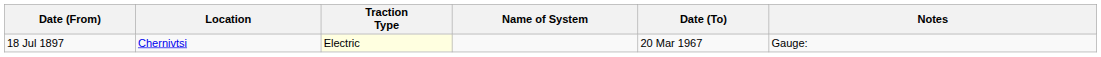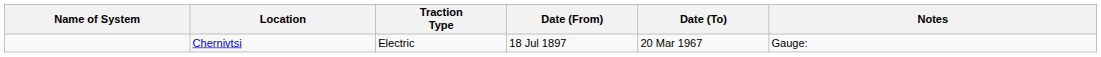columns swapped: (545, 19) <-> (70, 19)
(342, 43) lightyellow background -> (396, 43) no background
